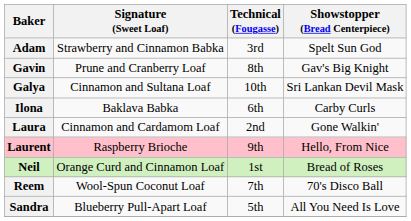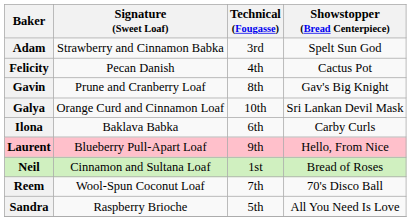+ row: (29, 68)
(140, 87) Cinnamon and Sultana Loaf -> (140, 107) Orange Curd and Cinnamon Loaf
- row: (29, 127)
(140, 147) Raspberry Brioche -> (140, 147) Blueberry Pull-Apart Loaf
(140, 166) Orange Curd and Cinnamon Loaf -> (140, 166) Cinnamon and Sultana Loaf
(140, 206) Blueberry Pull-Apart Loaf -> (140, 206) Raspberry Brioche
